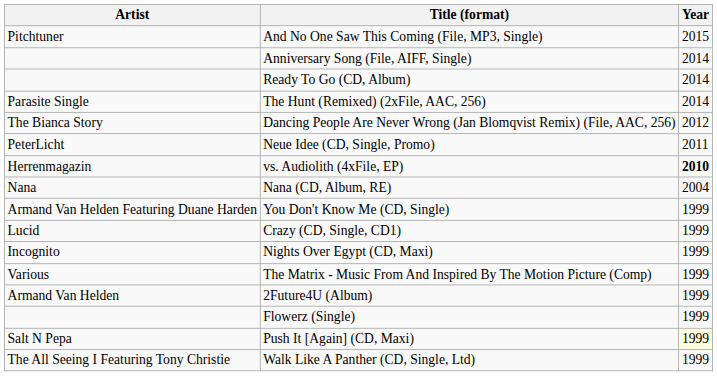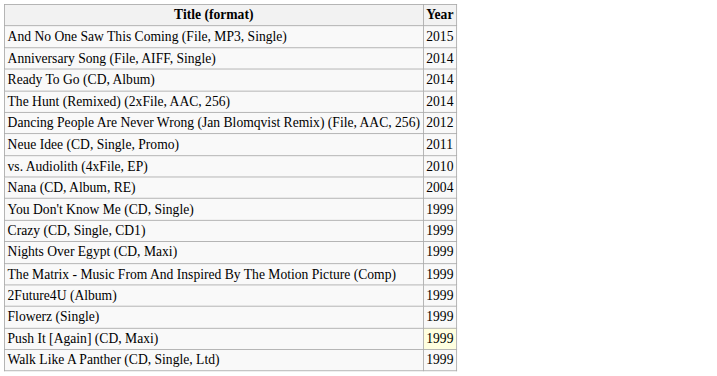- column: (132, 15)
(696, 166) bold -> (440, 166) normal
